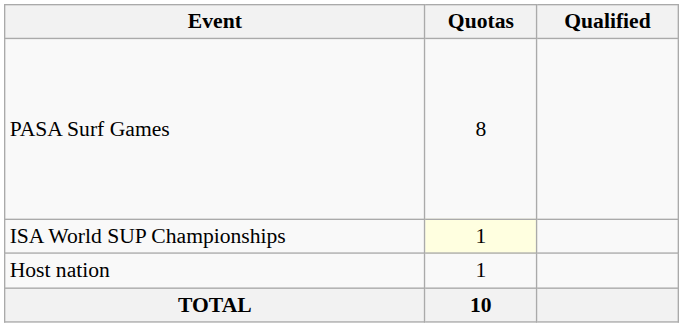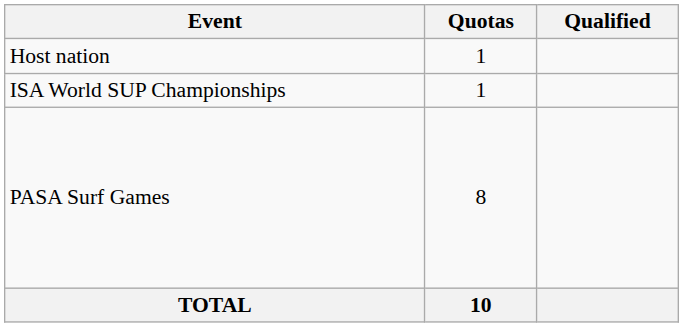rows swapped: (60, 270) <-> (90, 128)
(481, 235) lightyellow background -> (481, 90) no background
